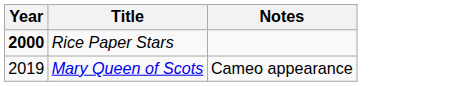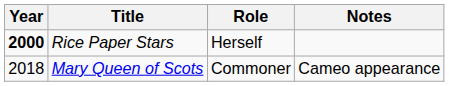+ column: (251, 17)
(26, 68) 2019 -> (26, 68) 2018
